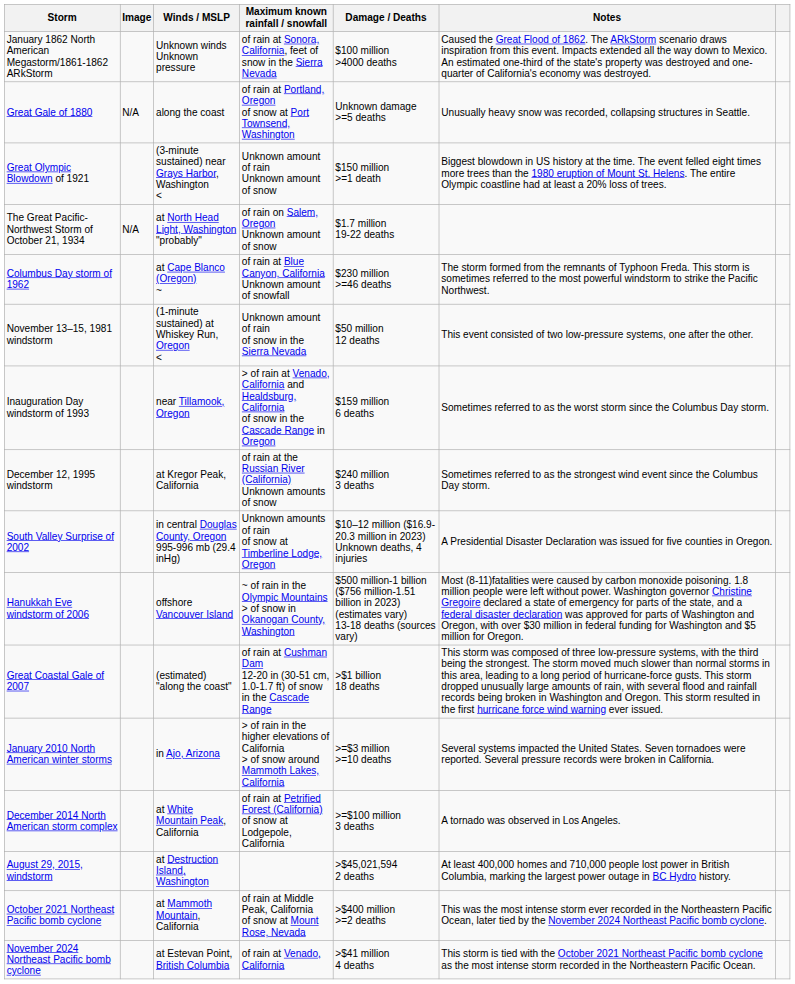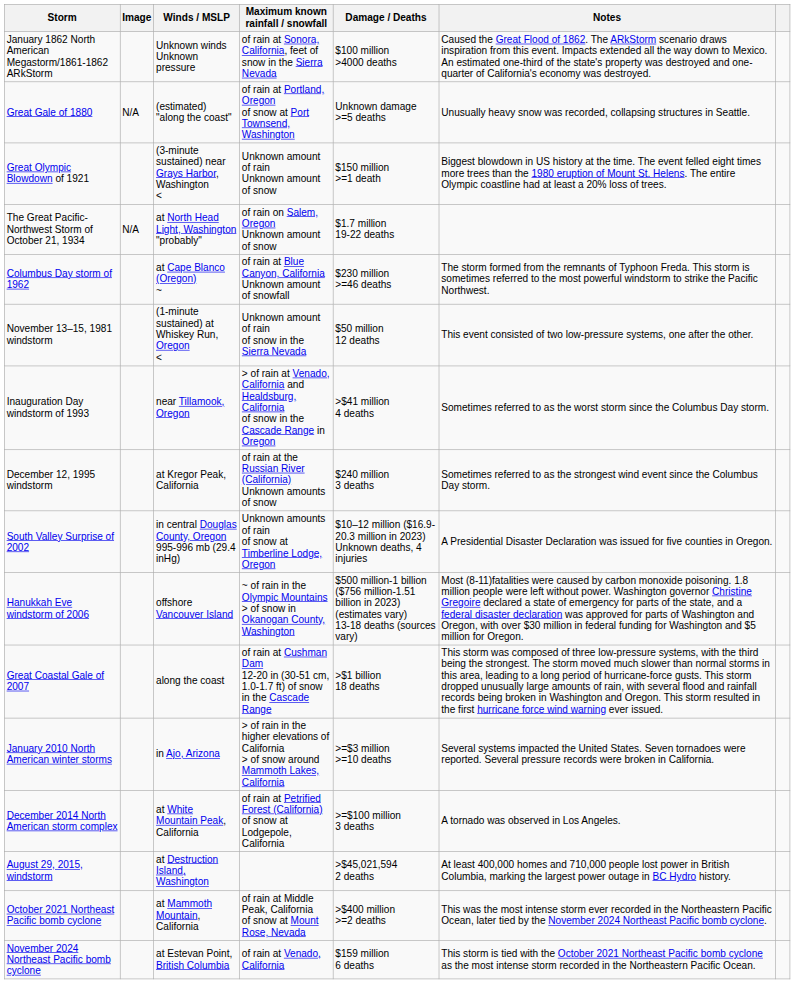(190, 112) along the coast -> (194, 112) (estimated) "along the coast"
(362, 407) $159 million 6 deaths -> (362, 407) >$41 million 4 deaths
(194, 681) (estimated) "along the coast" -> (190, 681) along the coast
(362, 960) >$41 million 4 deaths -> (362, 960) $159 million 6 deaths
